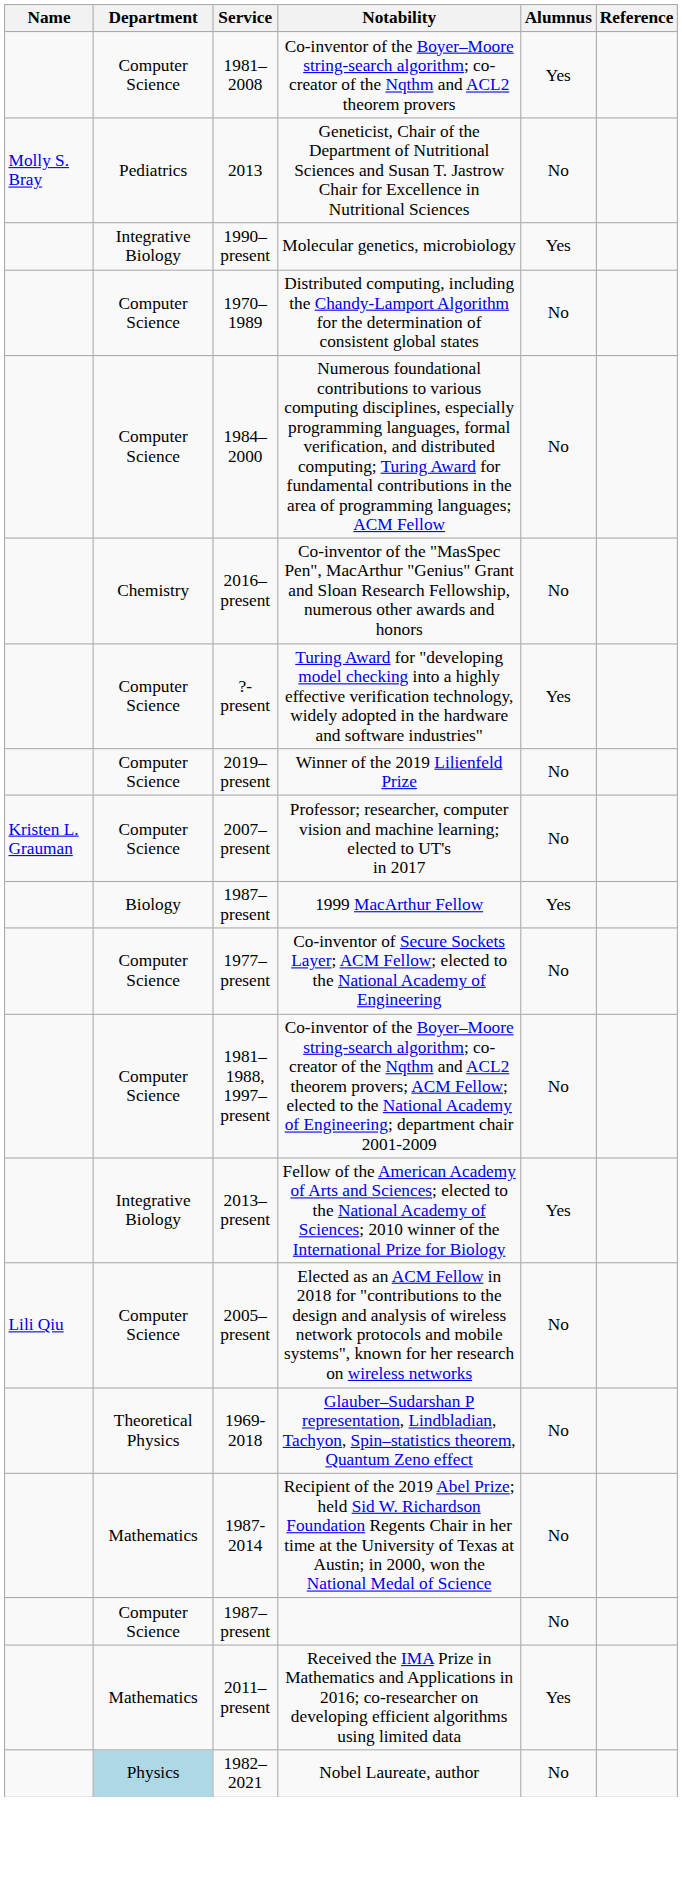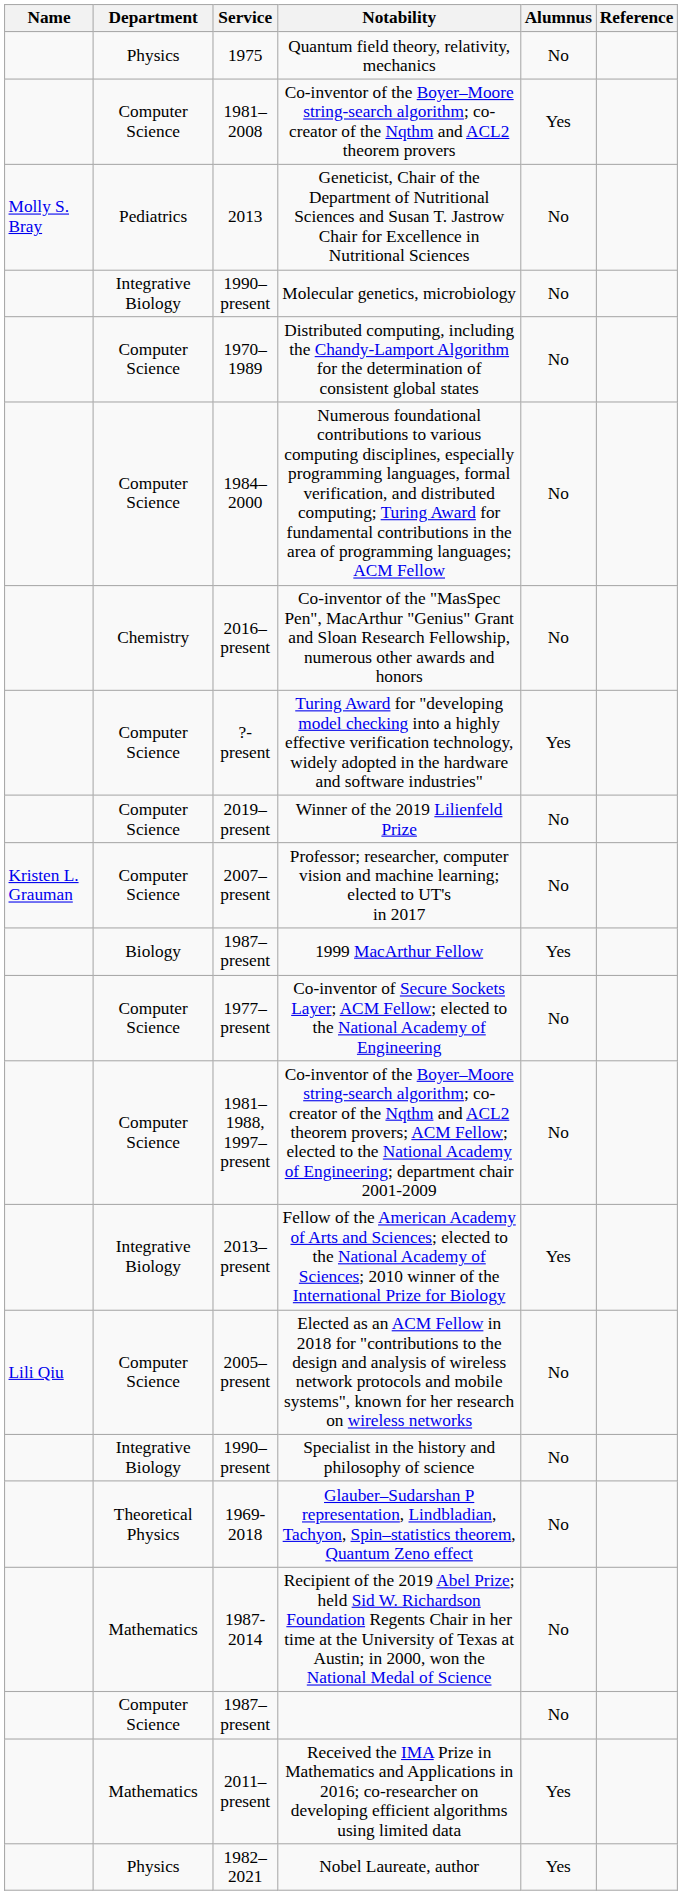+ row: (399, 55)
(558, 246) Yes -> (558, 293) No
+ row: (399, 1457)
(153, 1773) lightblue background -> (153, 1867) no background
(558, 1773) No -> (558, 1867) Yes
